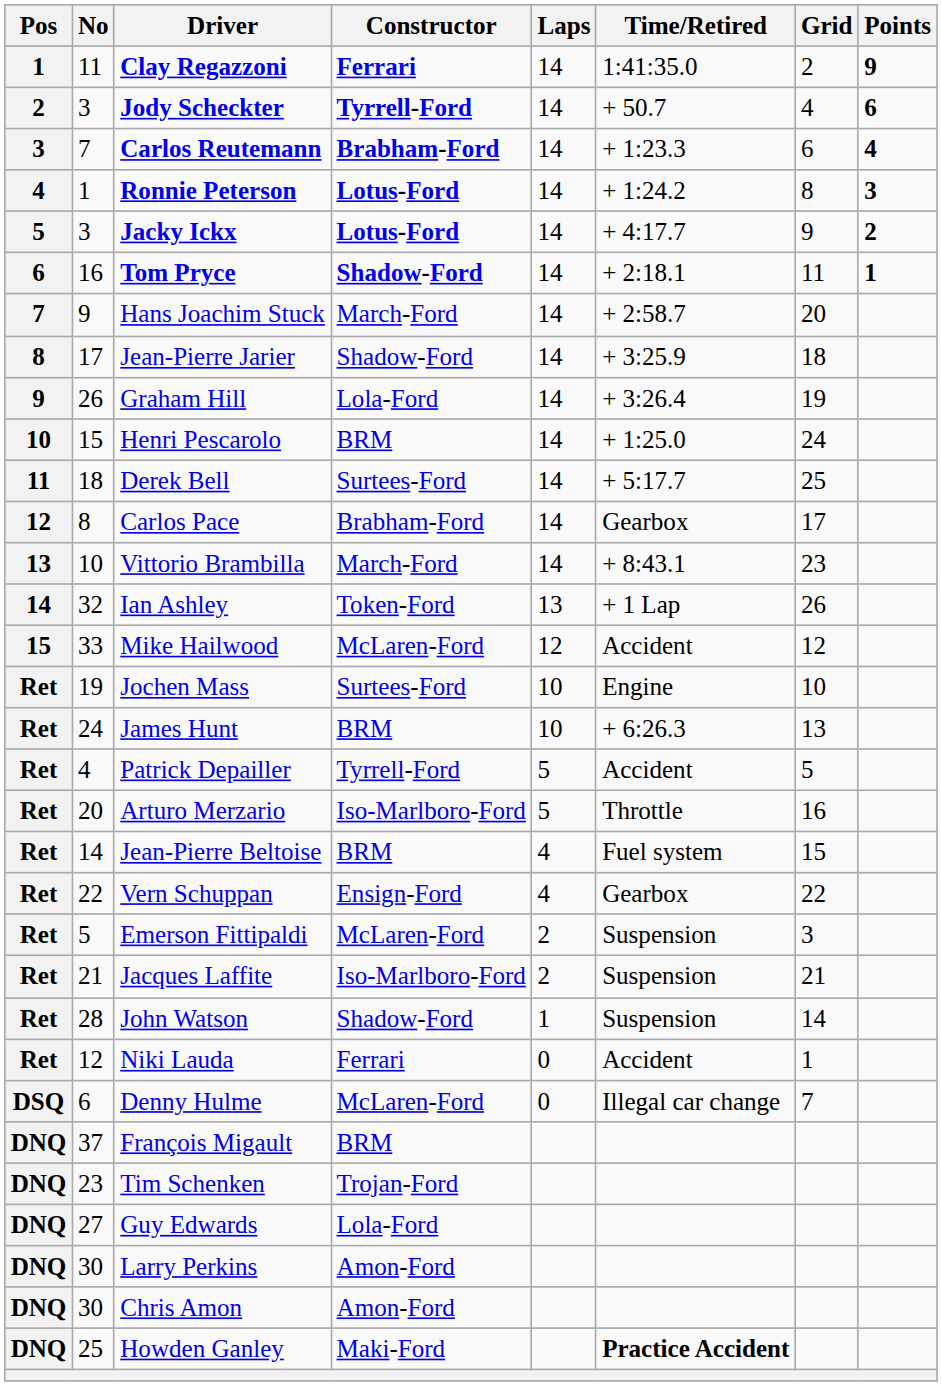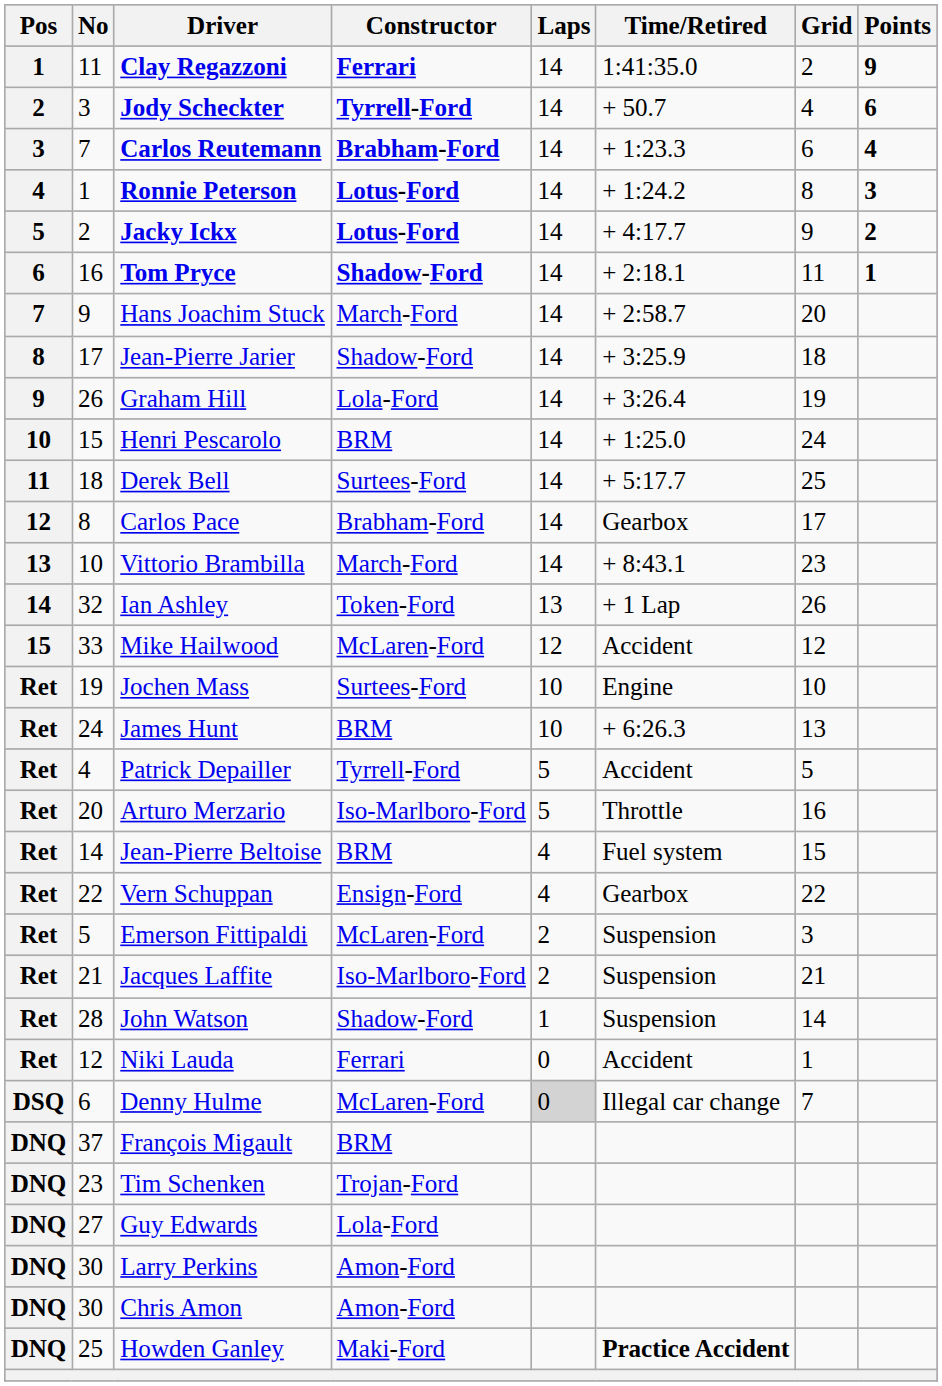(84, 232) 3 -> (84, 232) 2
(544, 1100) no background -> (544, 1100) lightgrey background
